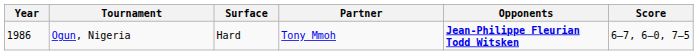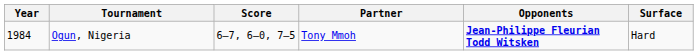columns swapped: (246, 12) <-> (651, 12)
(19, 35) 1986 -> (19, 35) 1984
